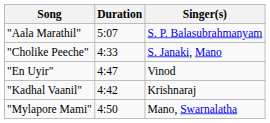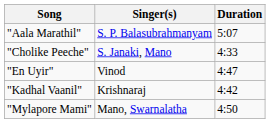columns swapped: (205, 14) <-> (120, 14)
